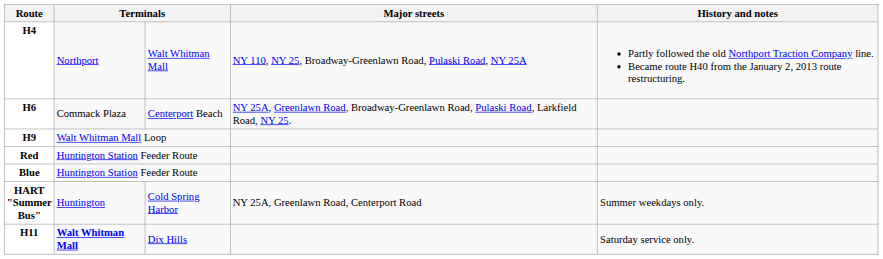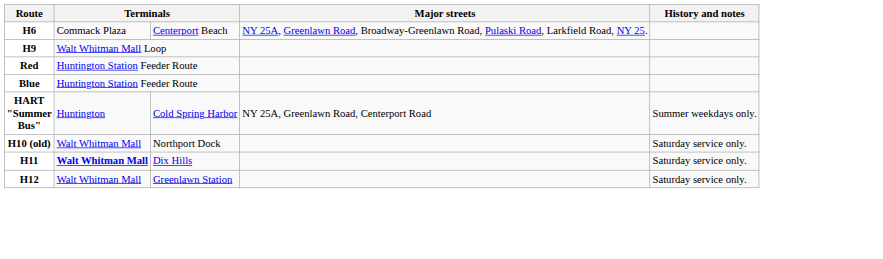- row: (29, 31)
+ row: (29, 143)
+ row: (29, 179)
